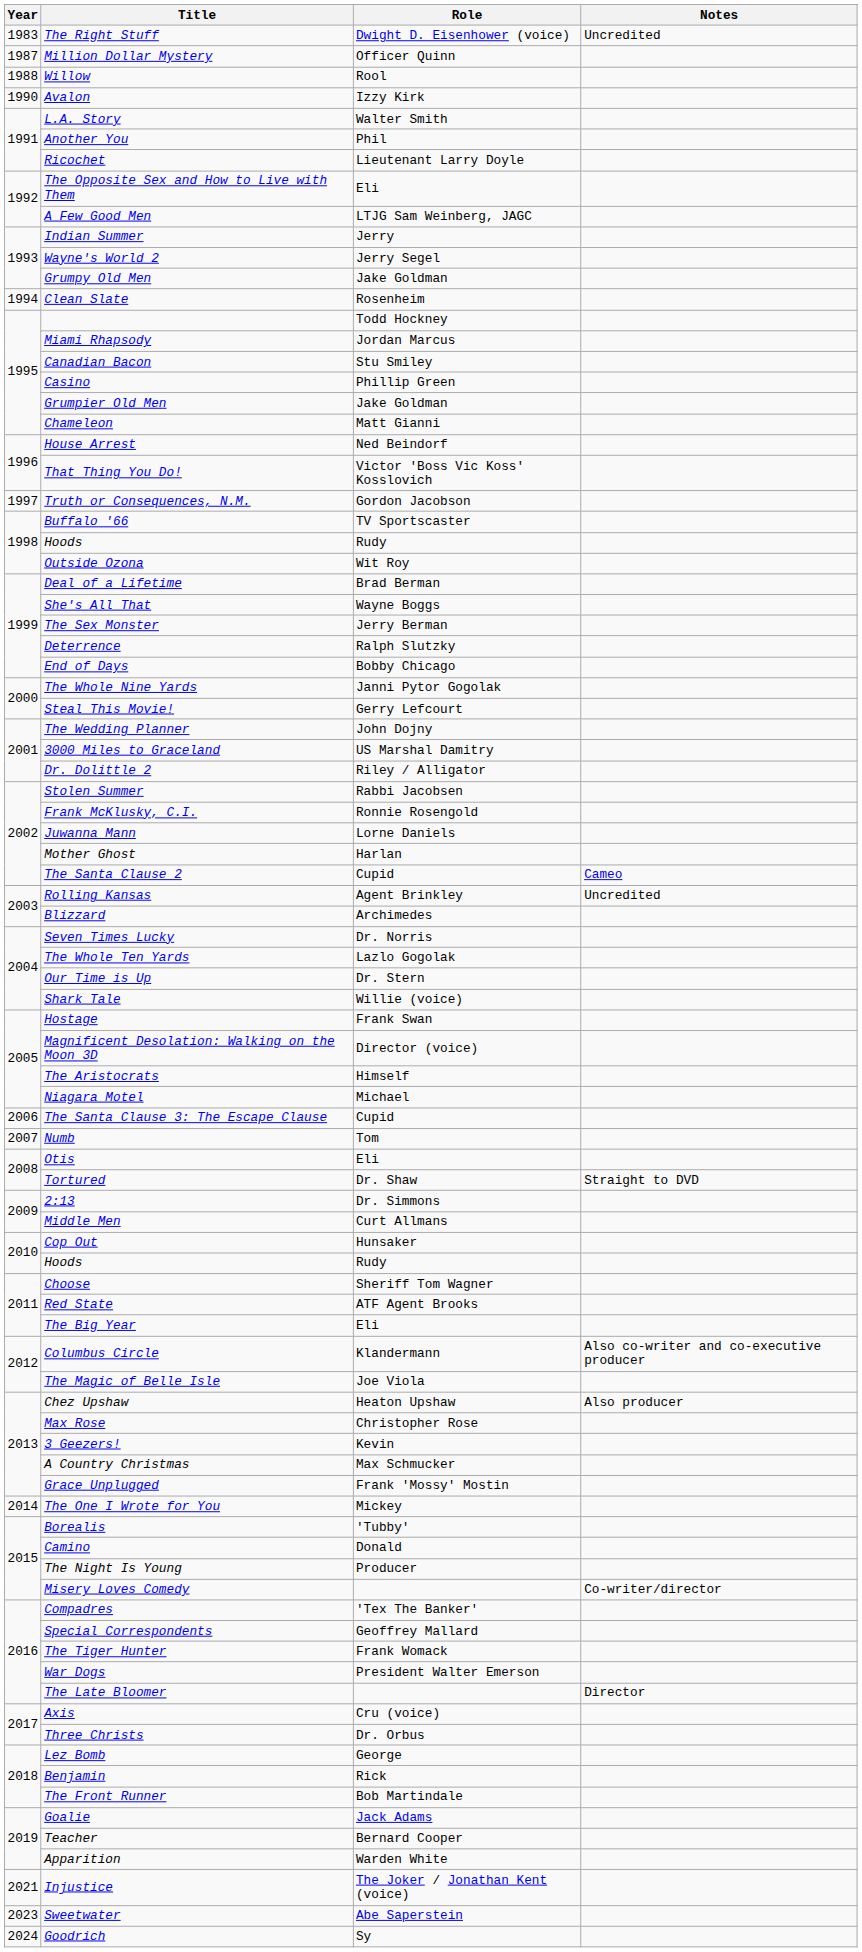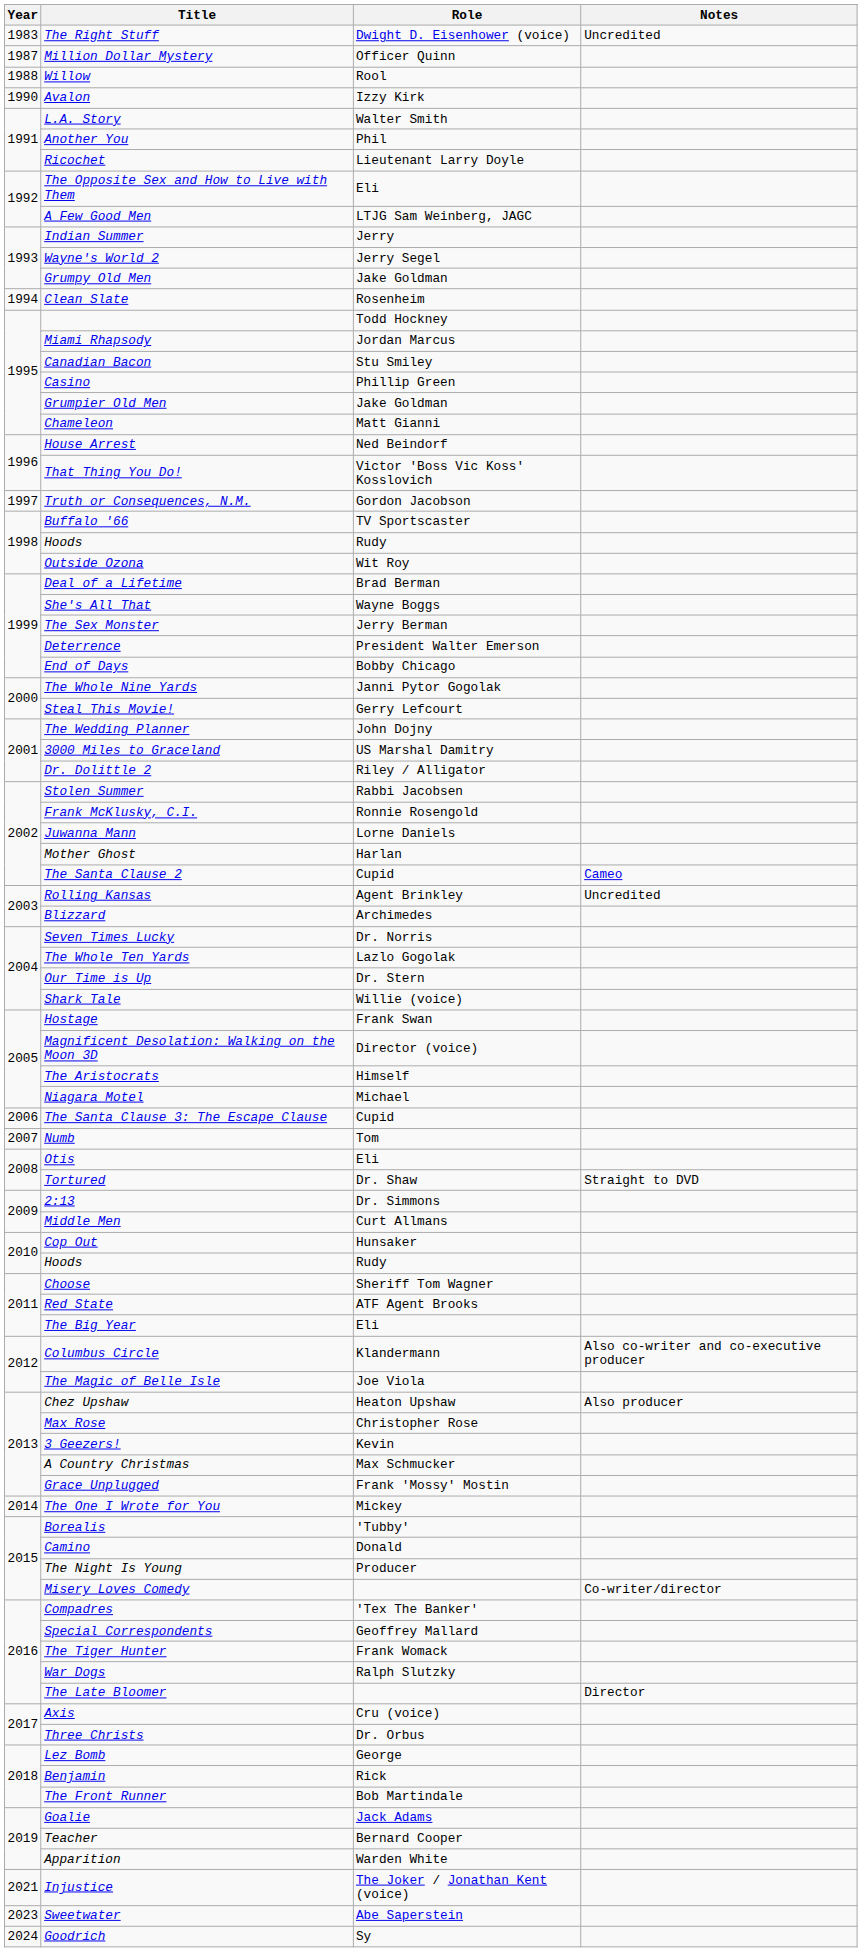(406, 646) Ralph Slutzky -> (448, 646) President Walter Emerson
(448, 1672) President Walter Emerson -> (406, 1672) Ralph Slutzky
